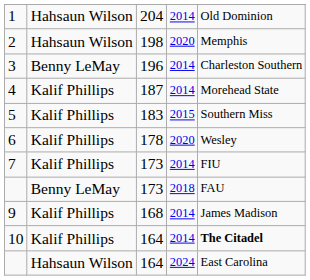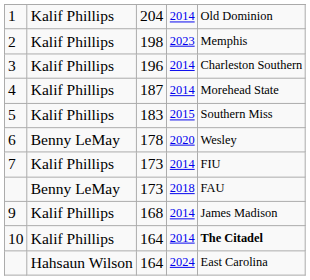(82, 16) Hahsaun Wilson -> (72, 16) Kalif Phillips
(82, 41) Hahsaun Wilson -> (72, 41) Kalif Phillips
(182, 41) 2020 -> (182, 41) 2023
(75, 66) Benny LeMay -> (72, 66) Kalif Phillips
(72, 139) Kalif Phillips -> (75, 139) Benny LeMay
